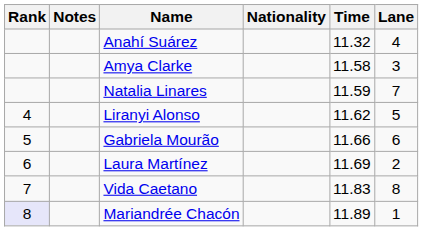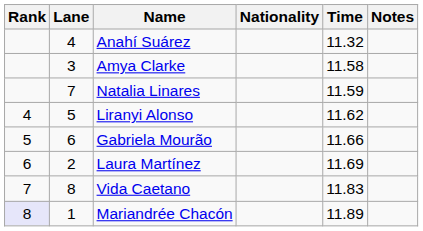columns swapped: (396, 17) <-> (75, 17)
